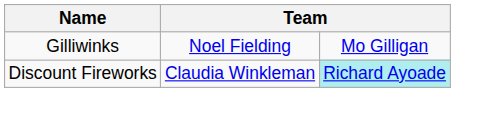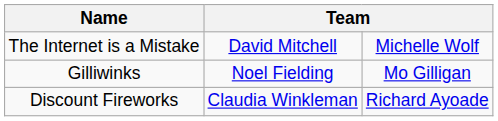+ row: (104, 45)
(385, 73) paleturquoise background -> (427, 101) no background
